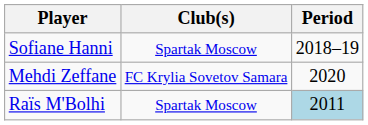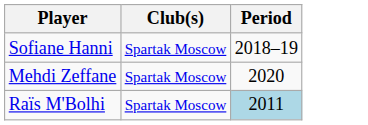(206, 77) FC Krylia Sovetov Samara -> (175, 77) Spartak Moscow
